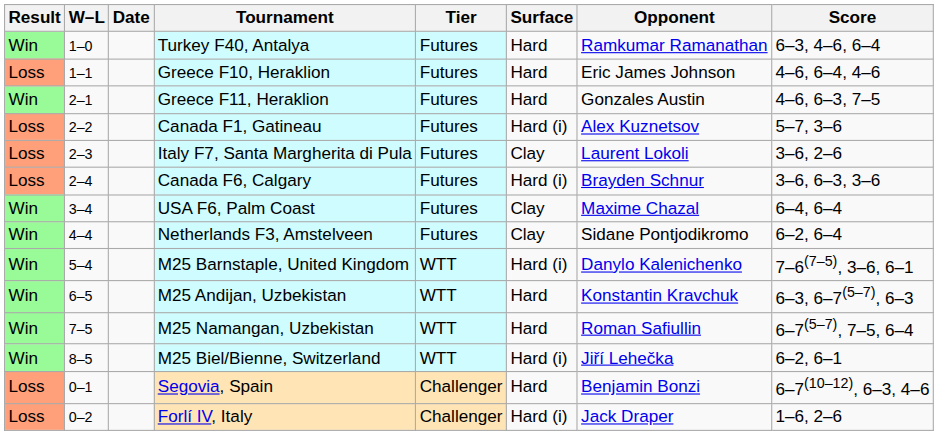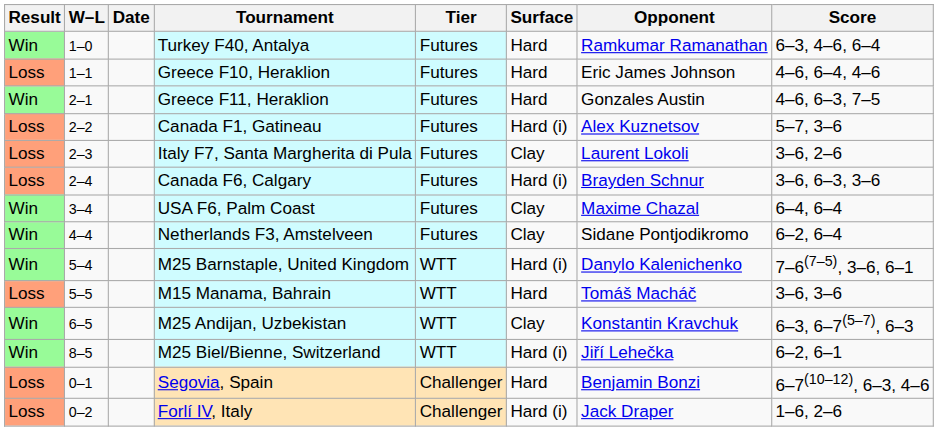+ row: (244, 294)
(529, 296) Hard -> (528, 323) Clay
- row: (266, 328)
